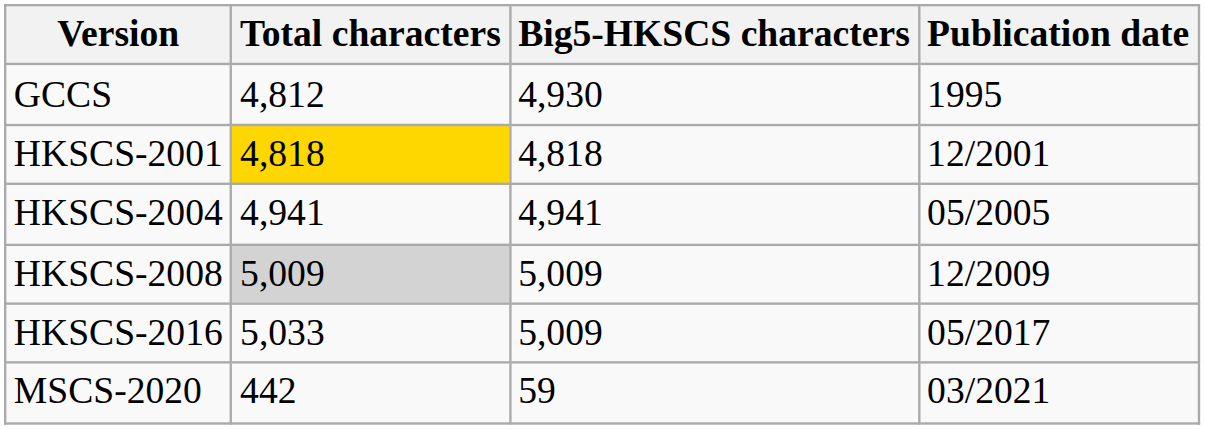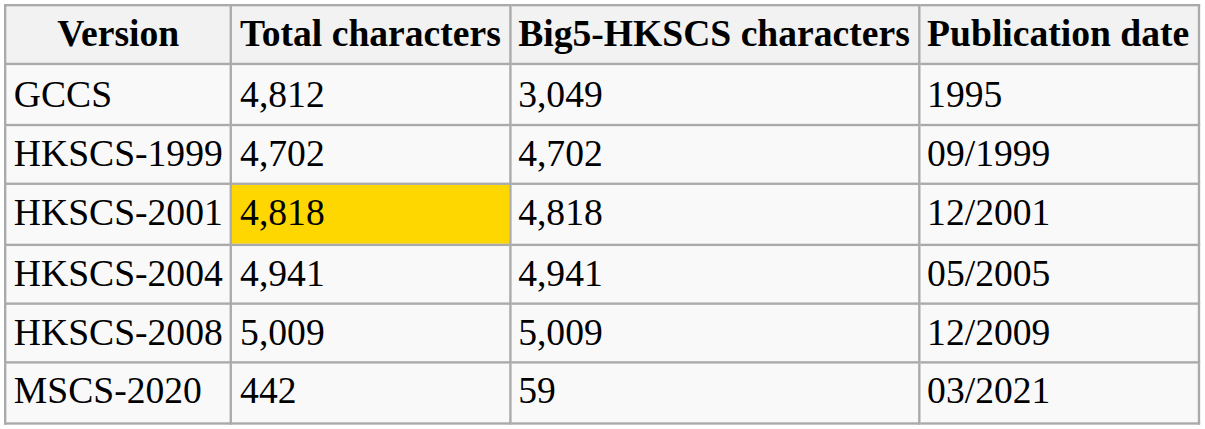(560, 93) 4,930 -> (560, 93) 3,049
+ row: (118, 153)
(282, 272) lightgrey background -> (282, 332) no background
- row: (118, 332)
